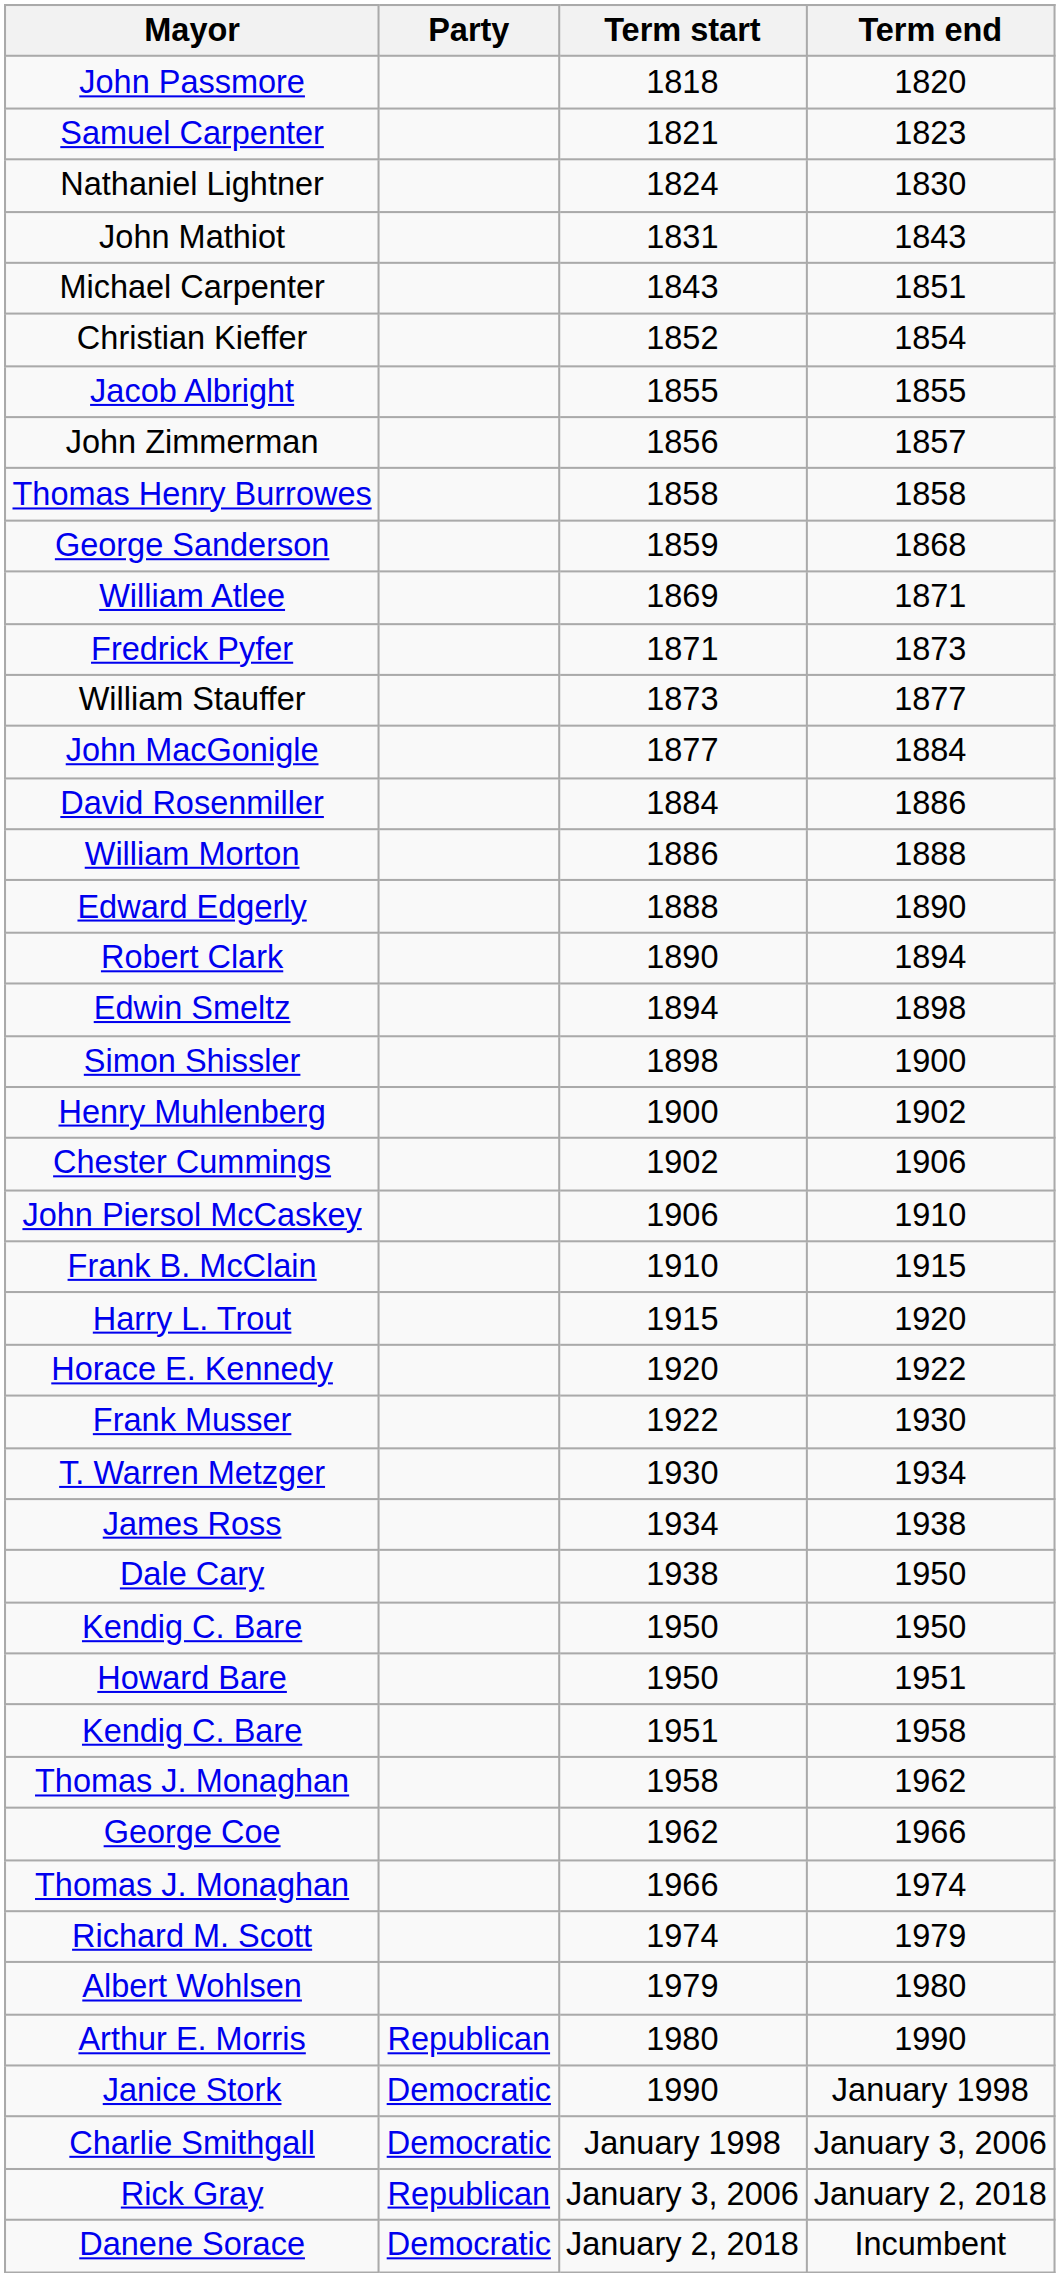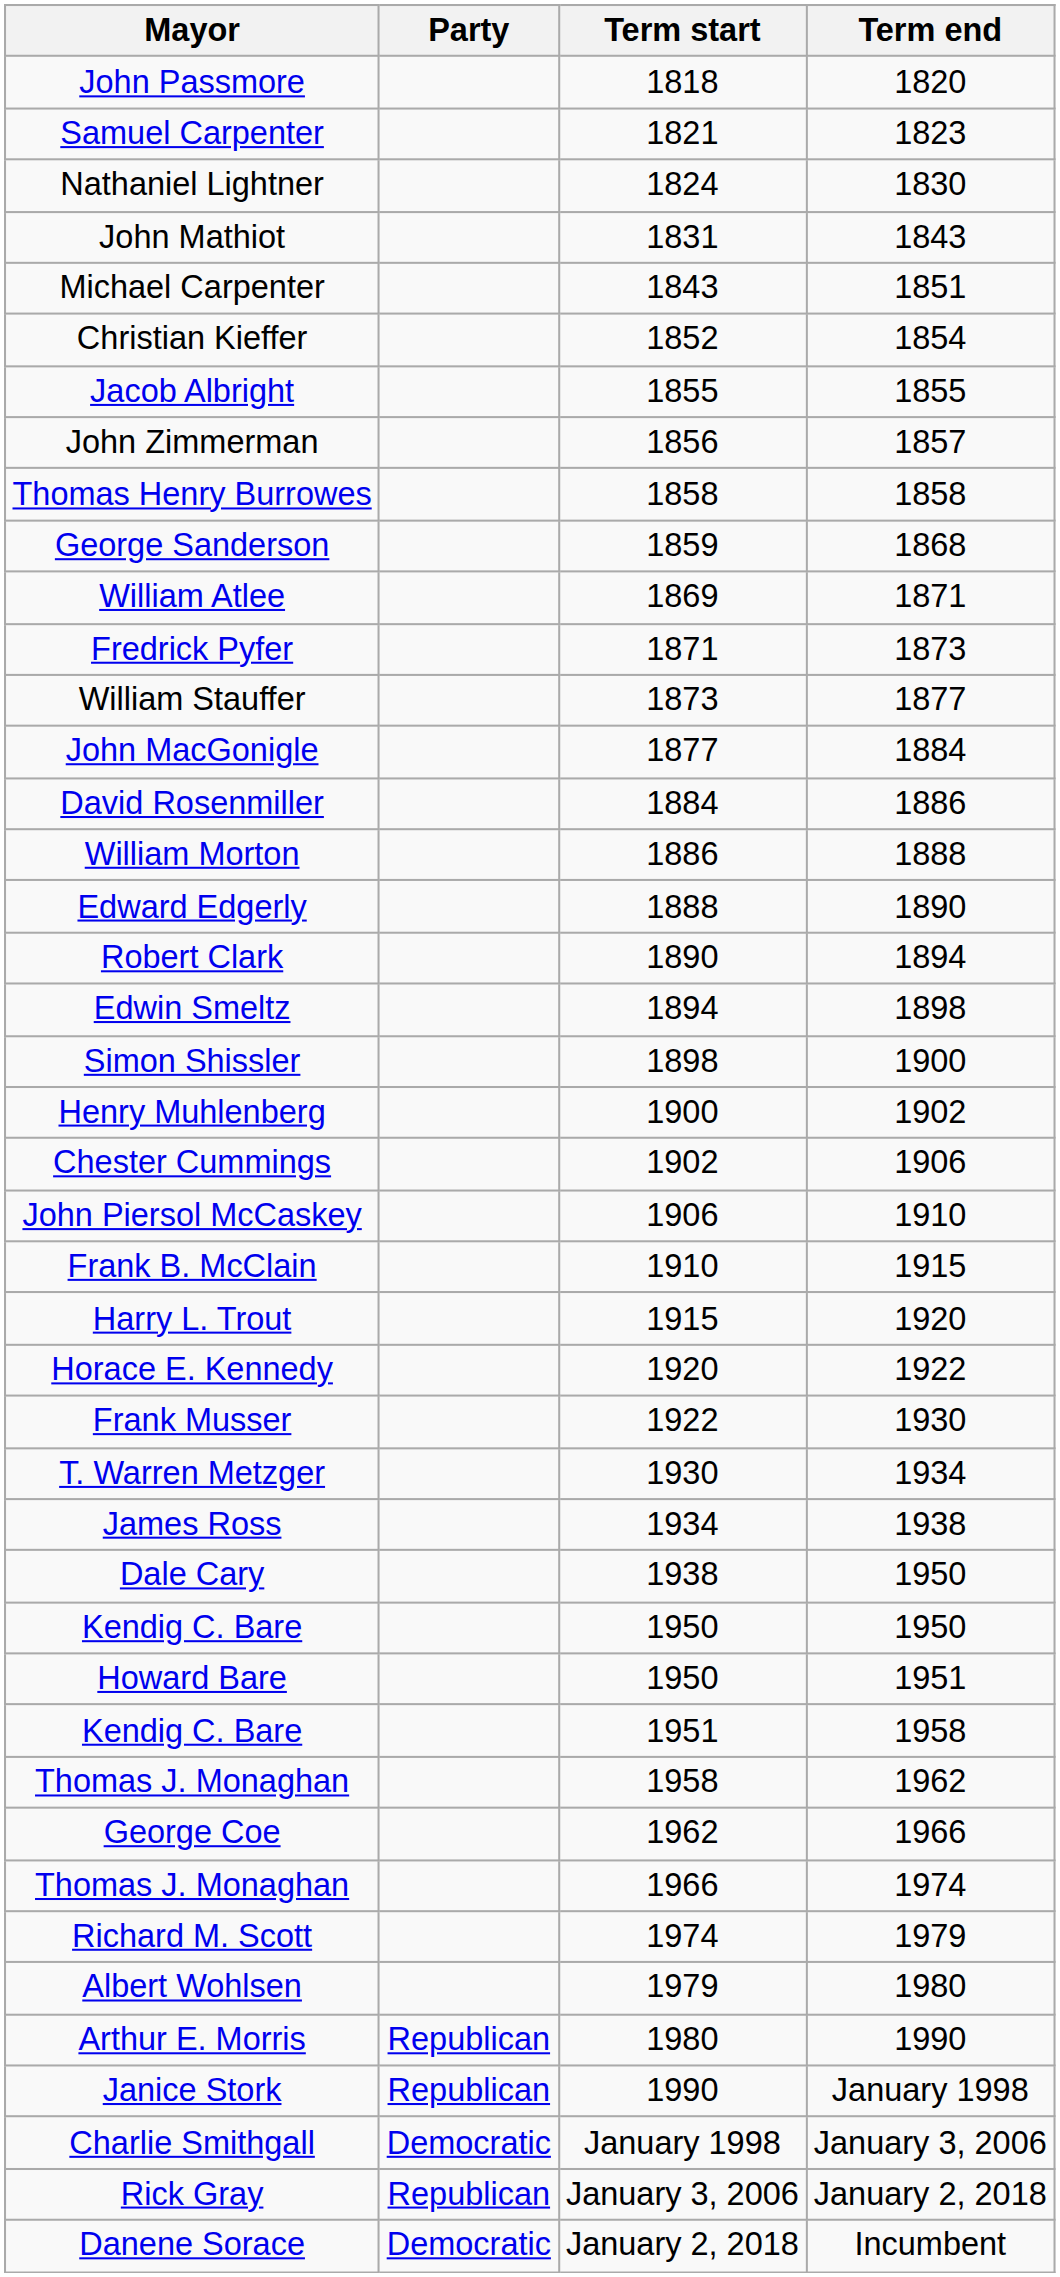(469, 2090) Democratic -> (469, 2090) Republican
